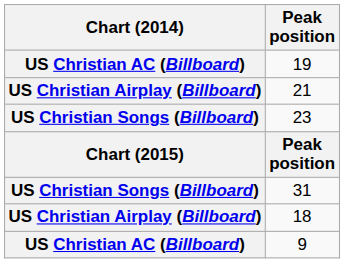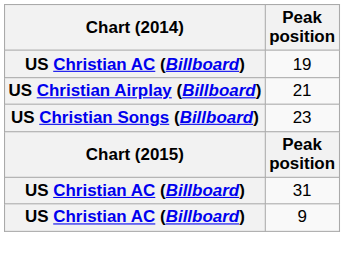(135, 190) US Christian Songs (Billboard) -> (135, 190) US Christian AC (Billboard)
- row: (302, 217)
